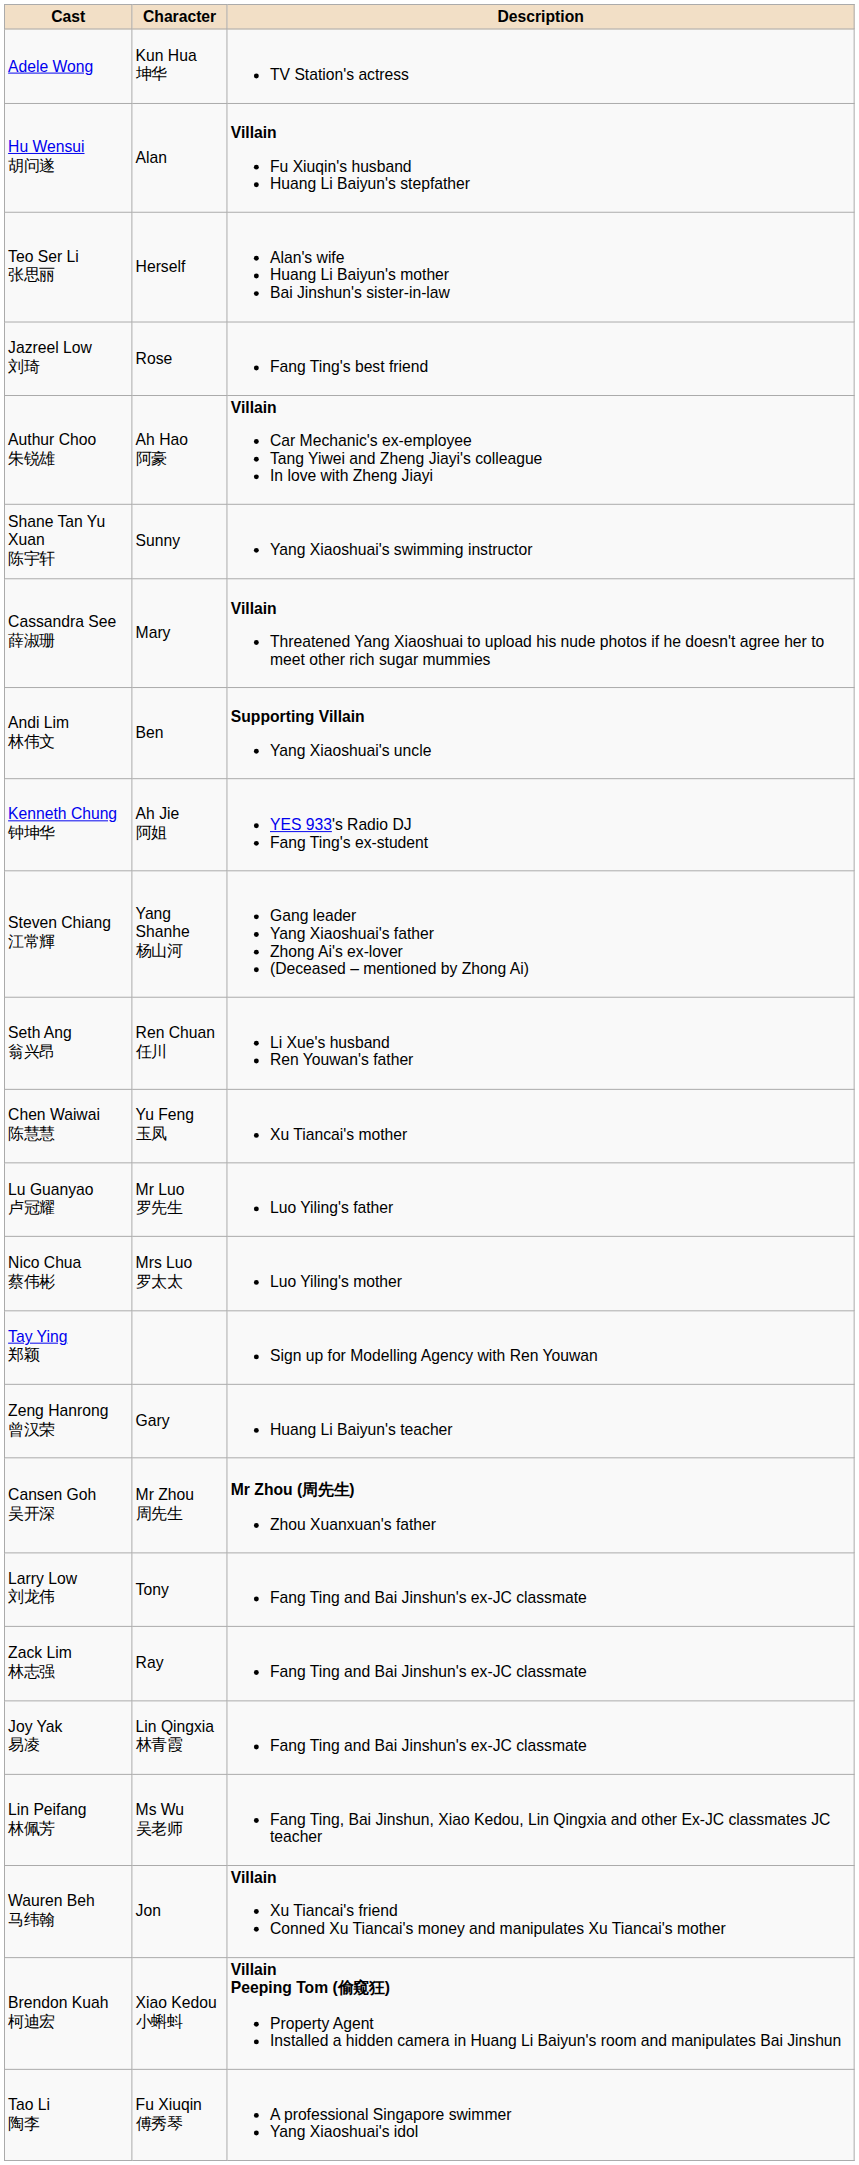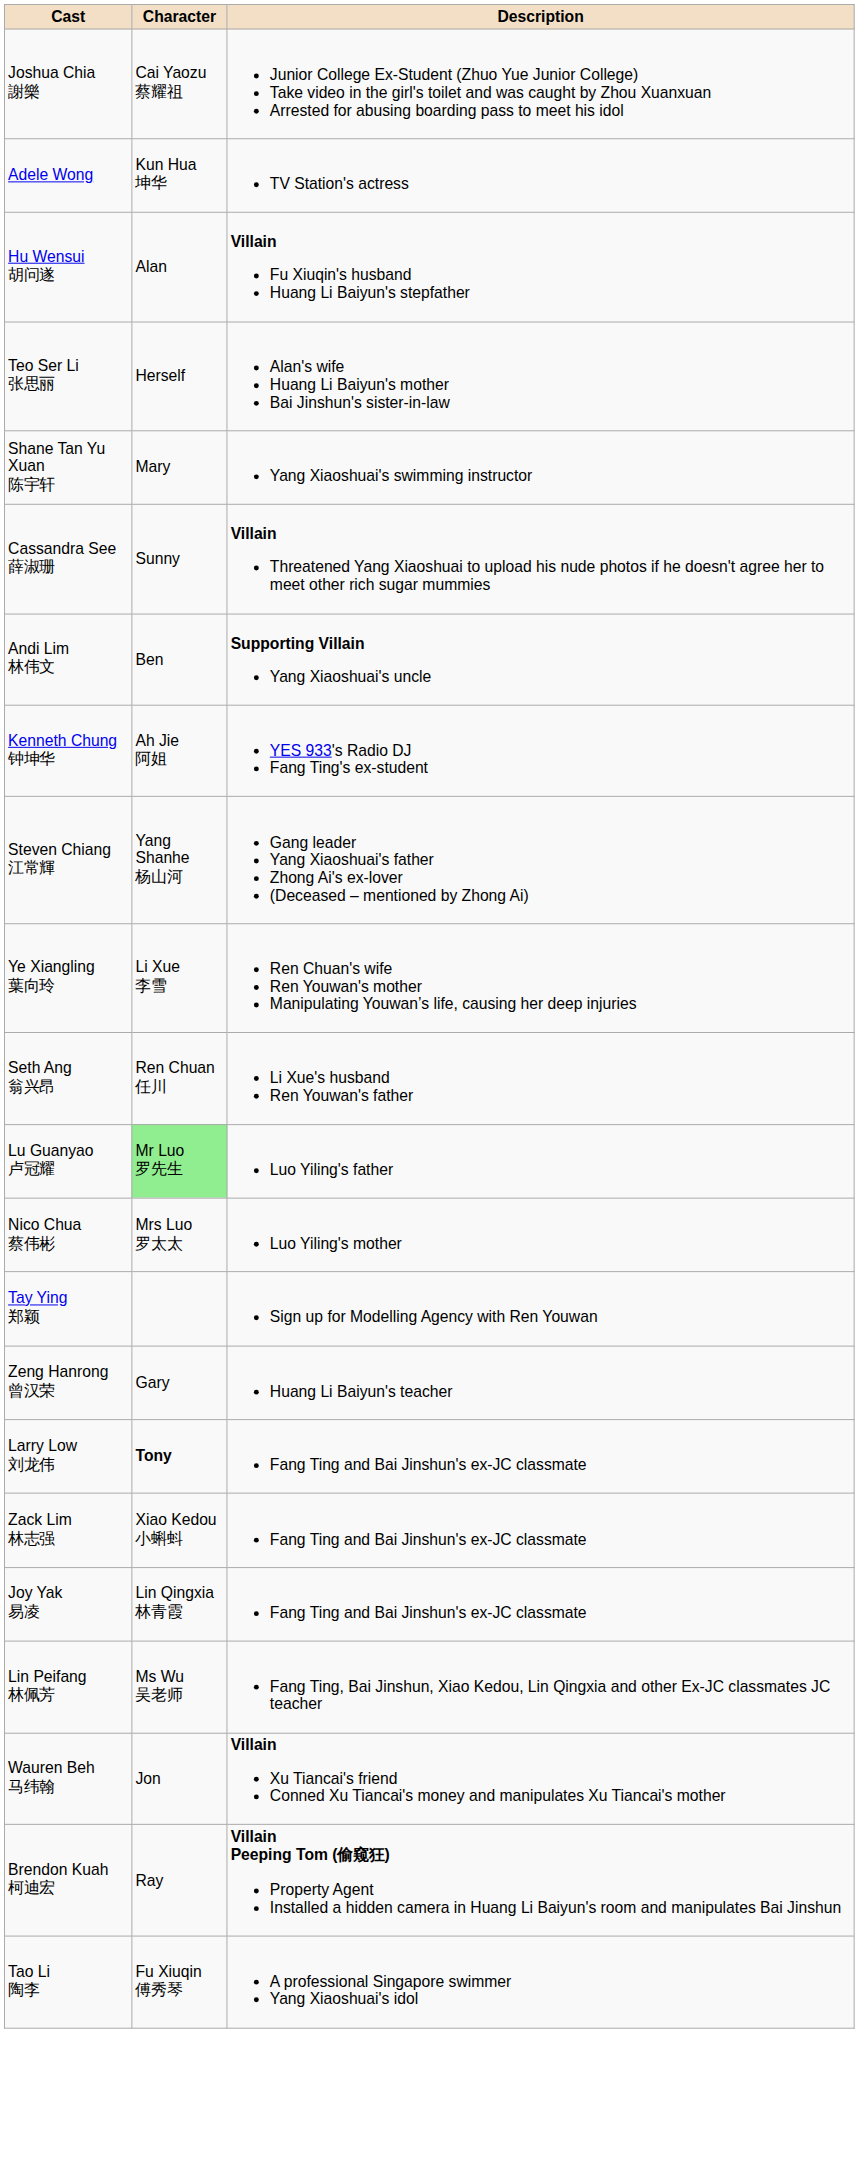+ row: (52, 82)
- row: (50, 357)
- row: (52, 448)
(158, 541) Sunny -> (153, 467) Mary
(153, 632) Mary -> (158, 559) Sunny
+ row: (51, 977)
- row: (54, 1124)
(160, 1198) no background -> (160, 1160) lightgreen background
- row: (52, 1504)
(152, 1589) normal -> (154, 1456) bold
(150, 1663) Ray -> (176, 1529) Xiao Kedou 小蝌蚪
(176, 2012) Xiao Kedou 小蝌蚪 -> (149, 1880) Ray
